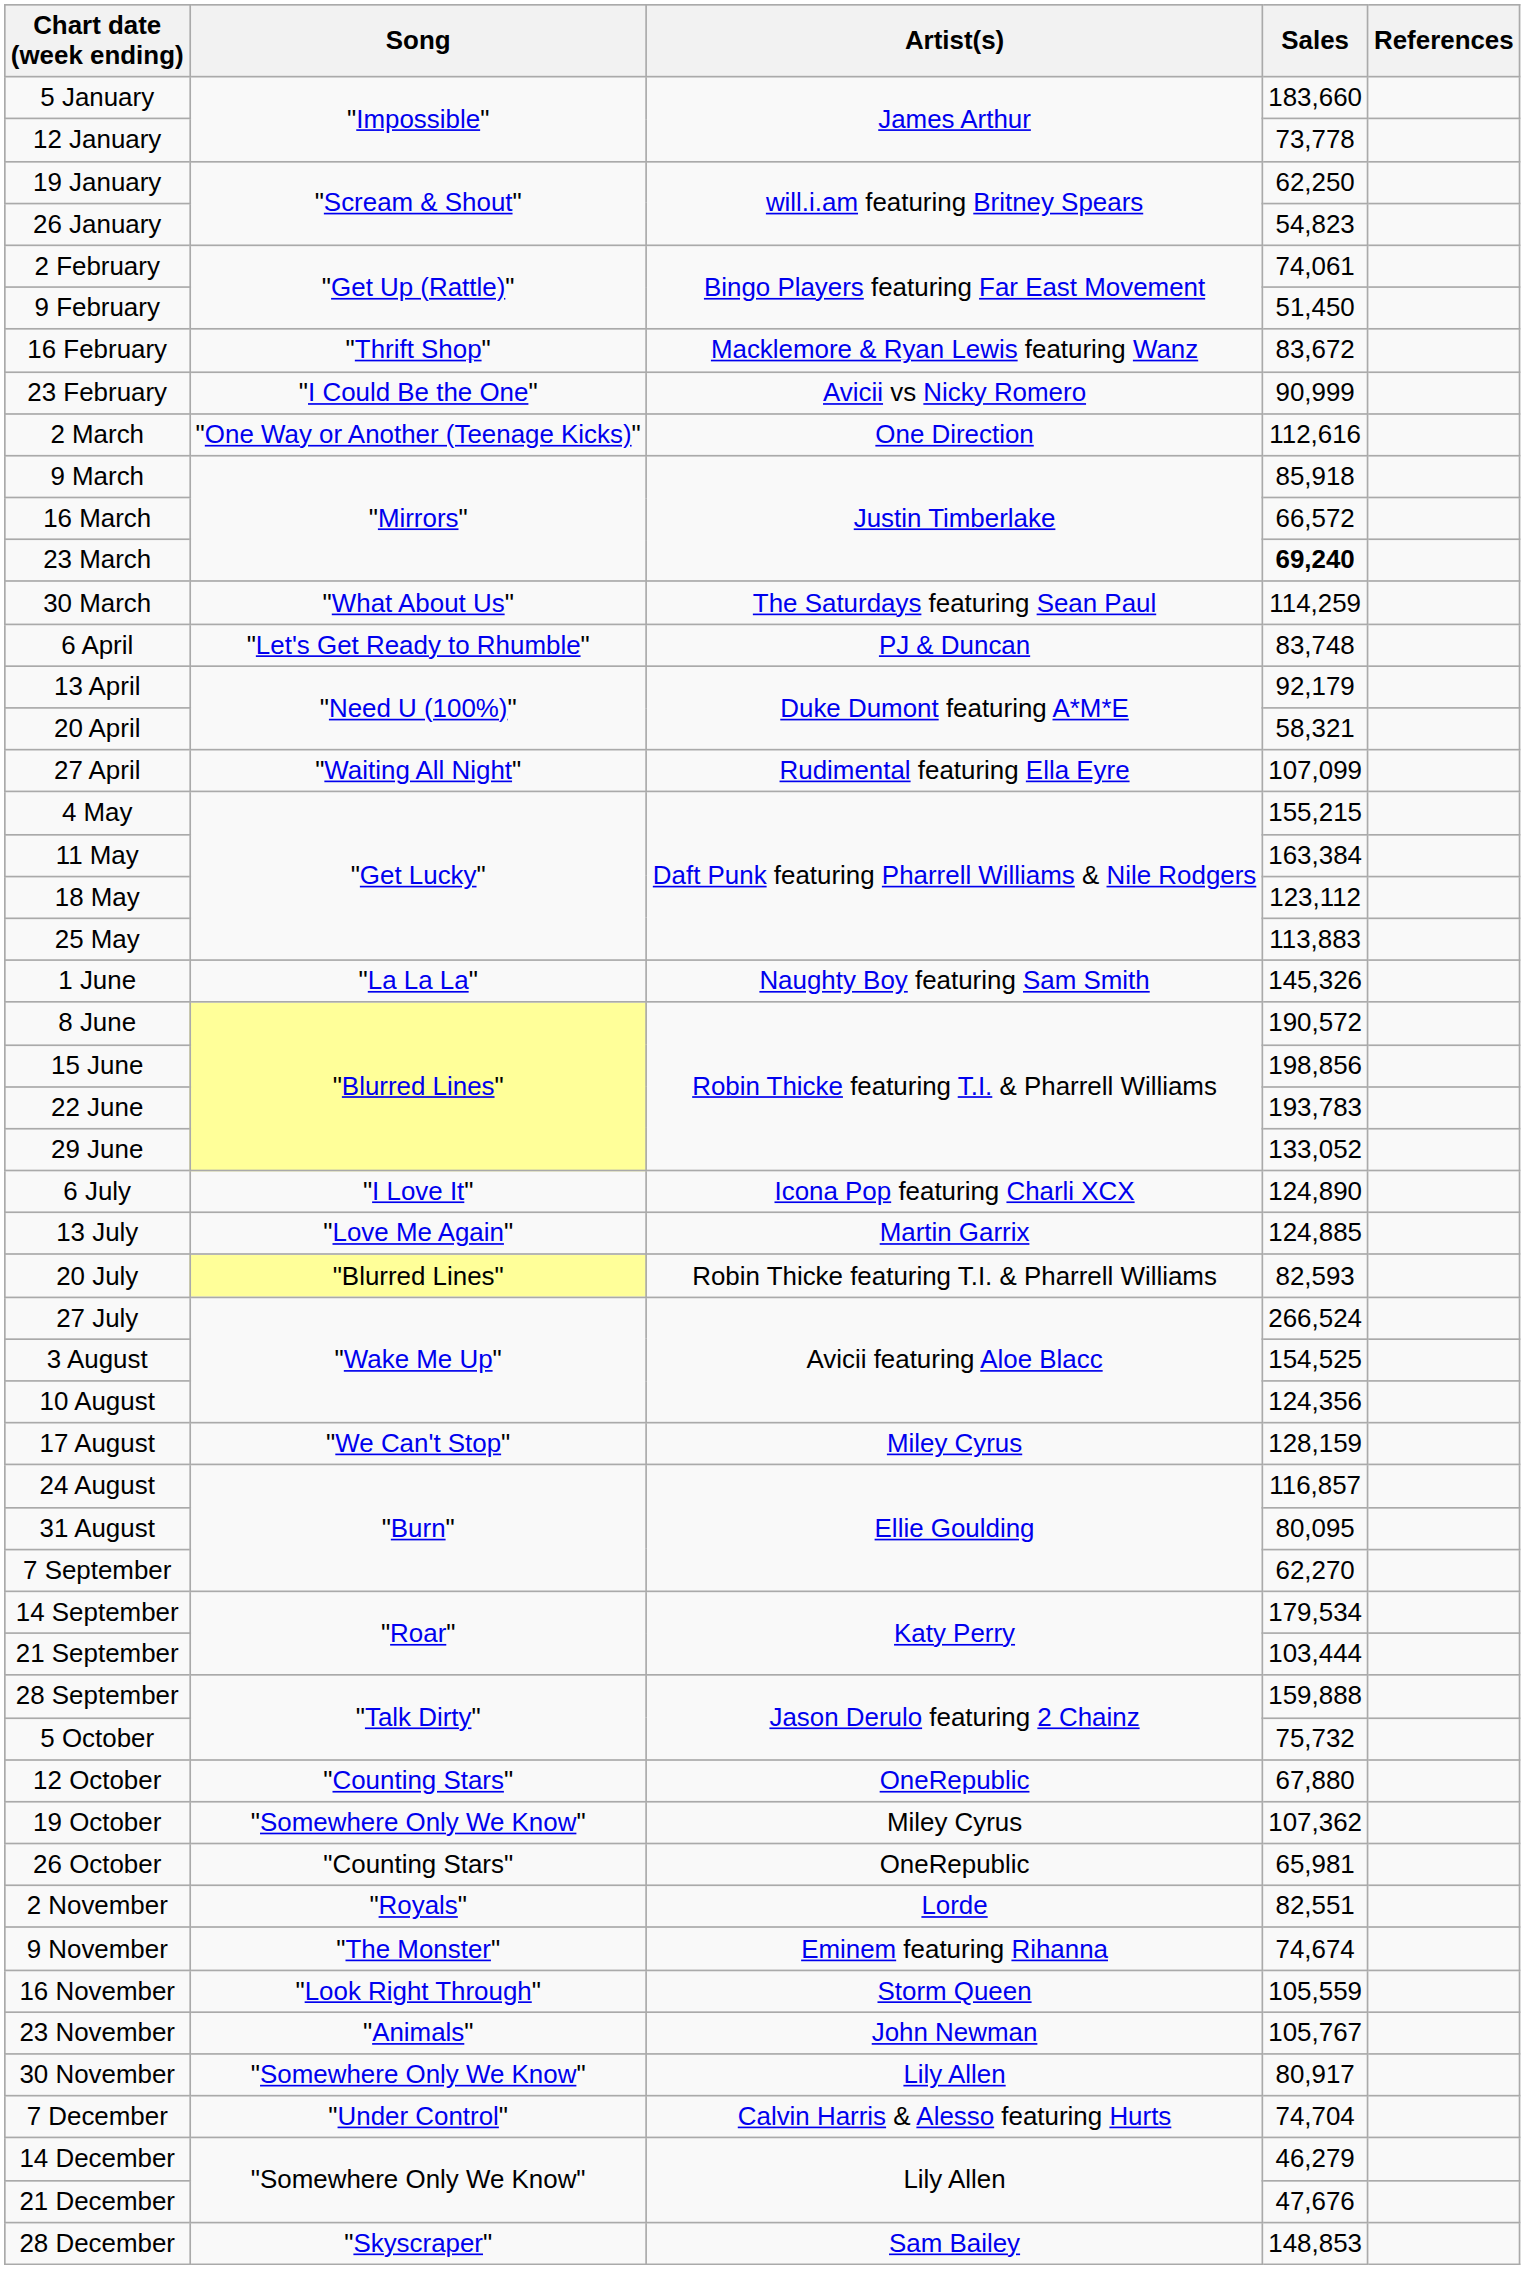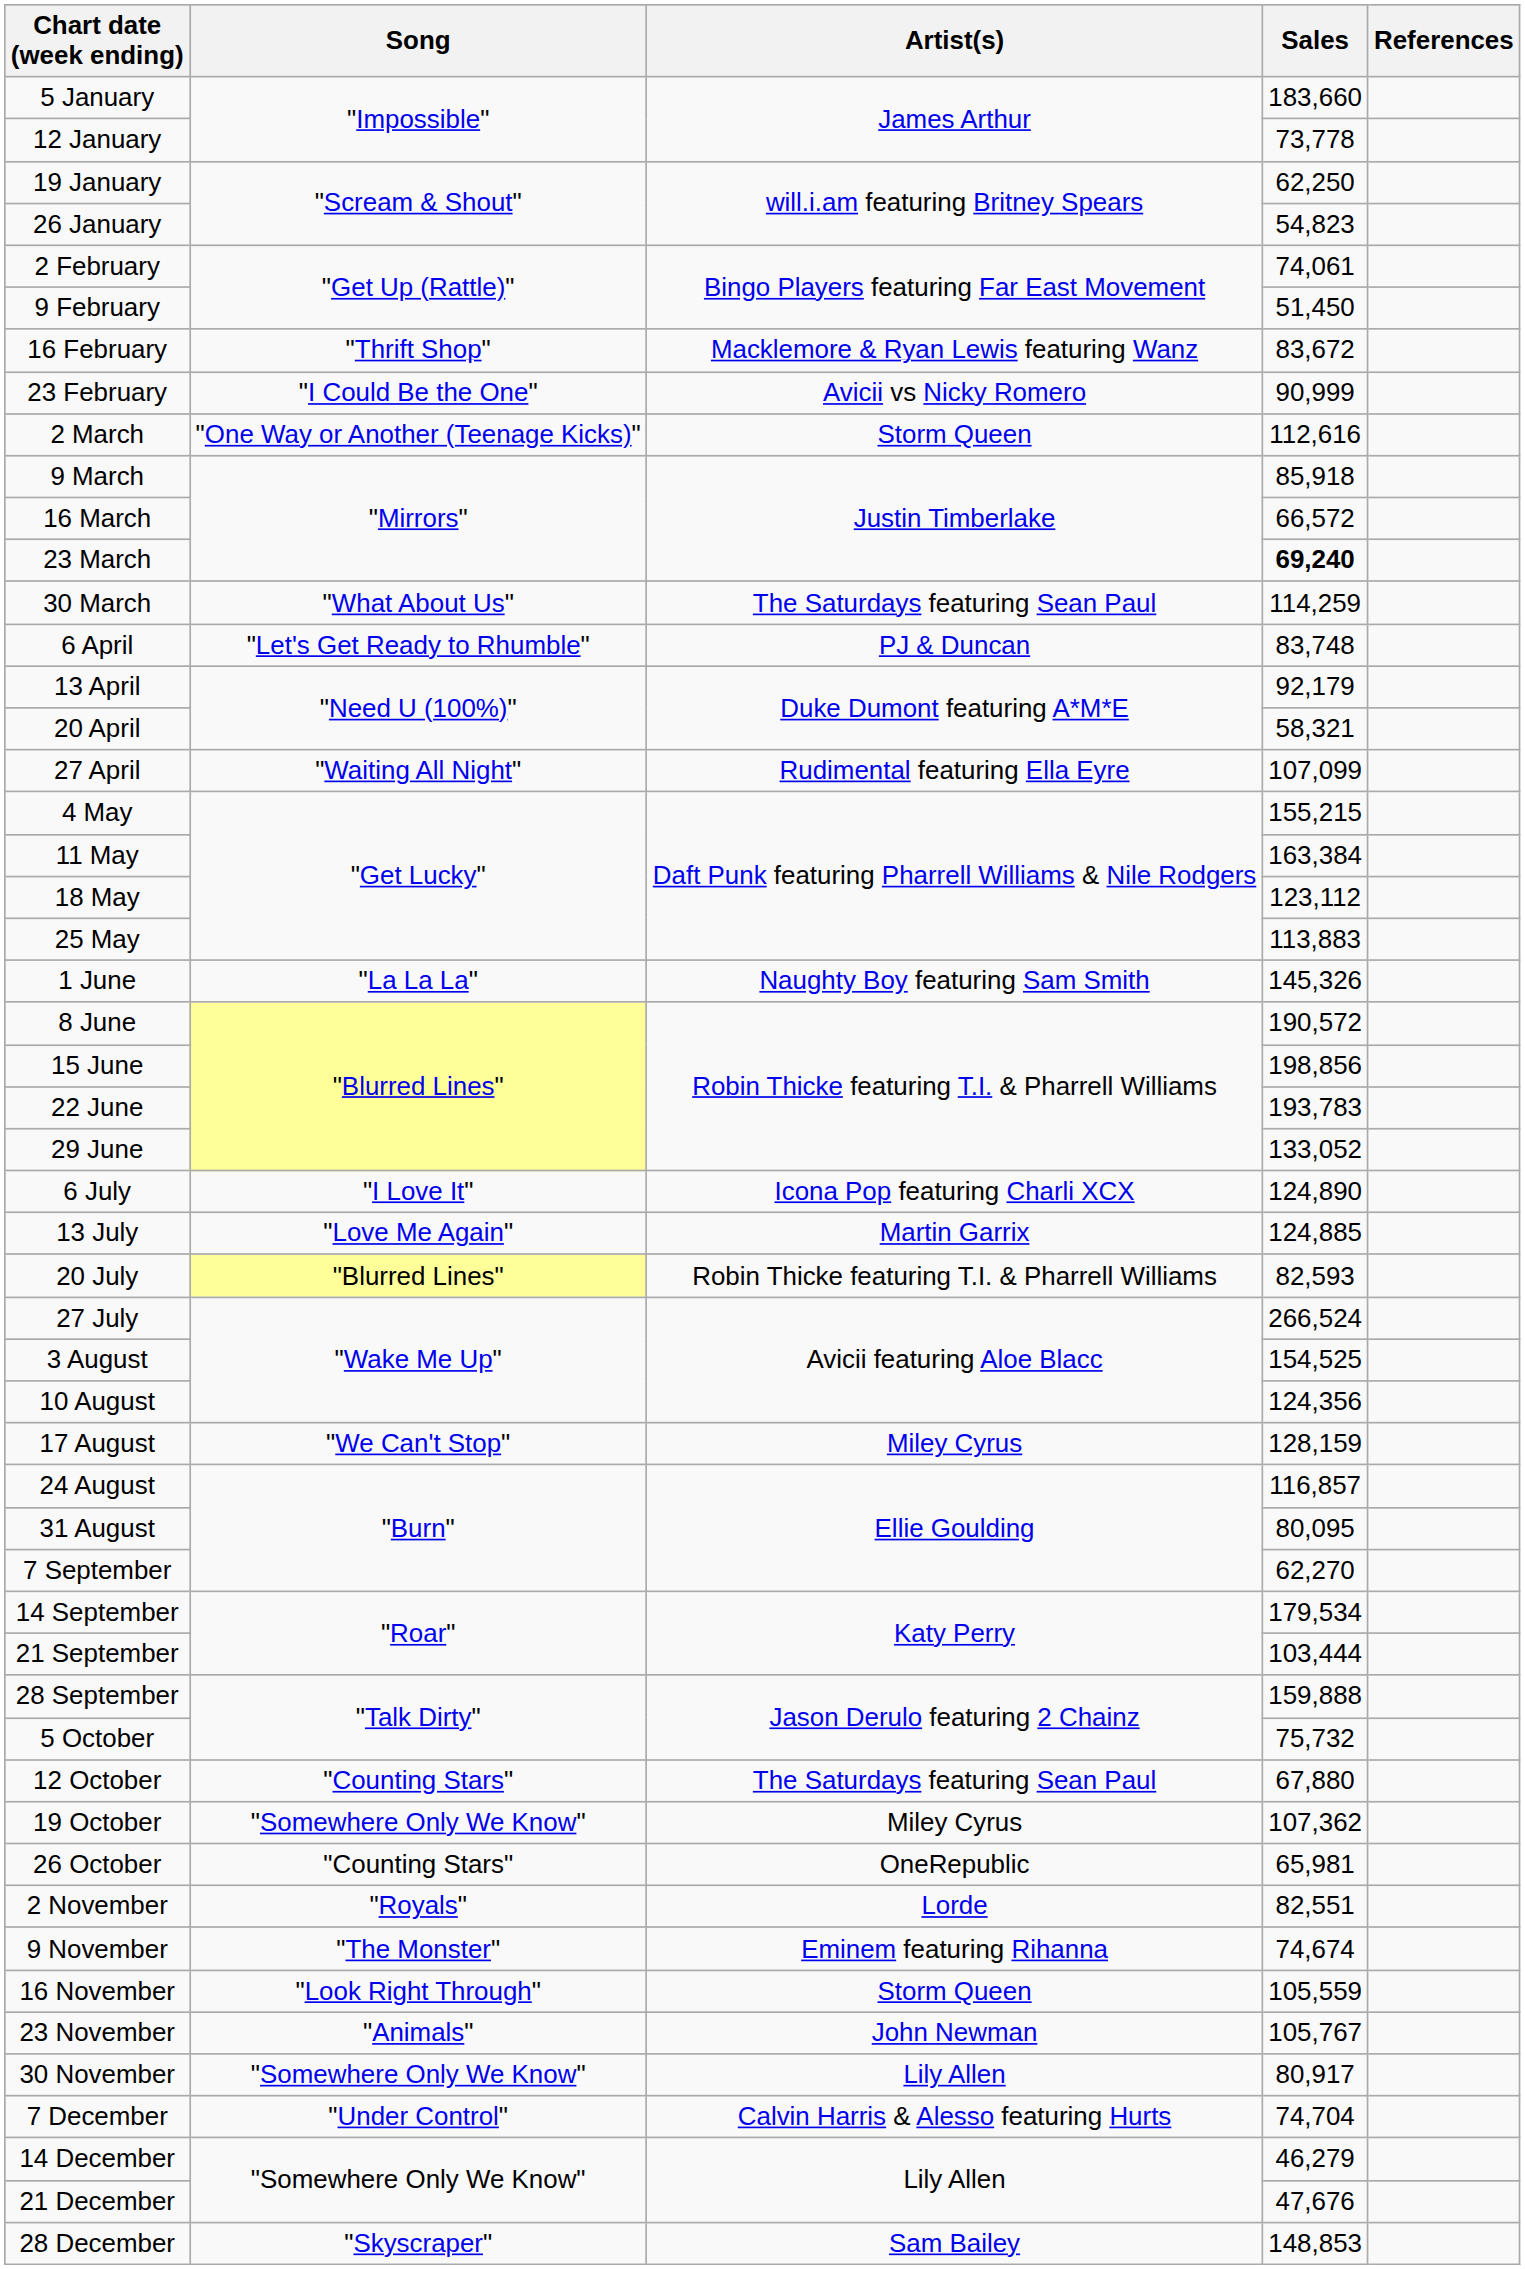(955, 433) One Direction -> (955, 433) Storm Queen
(955, 1779) OneRepublic -> (955, 1779) The Saturdays featuring Sean Paul
